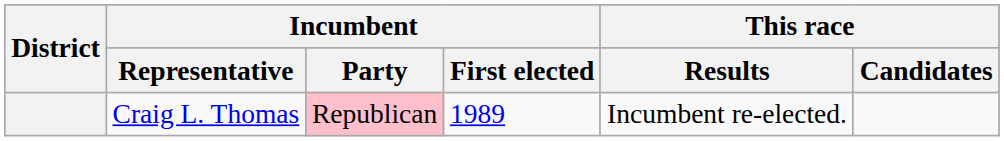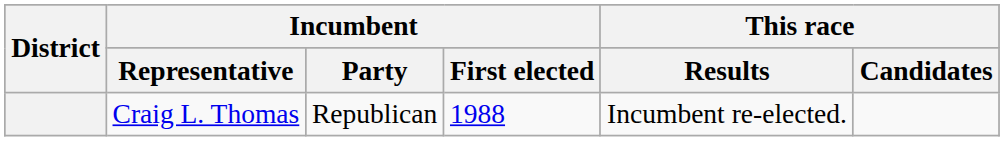(375, 113) pink background -> (375, 113) no background
(478, 113) 1989 -> (478, 113) 1988
